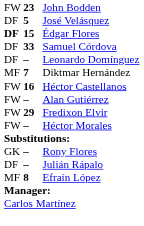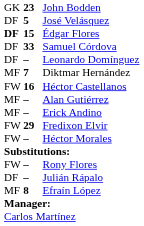(12, 7) FW -> (12, 7) GK
(12, 99) FW -> (12, 99) MF
+ row: (72, 112)
(12, 151) GK -> (12, 164) FW
